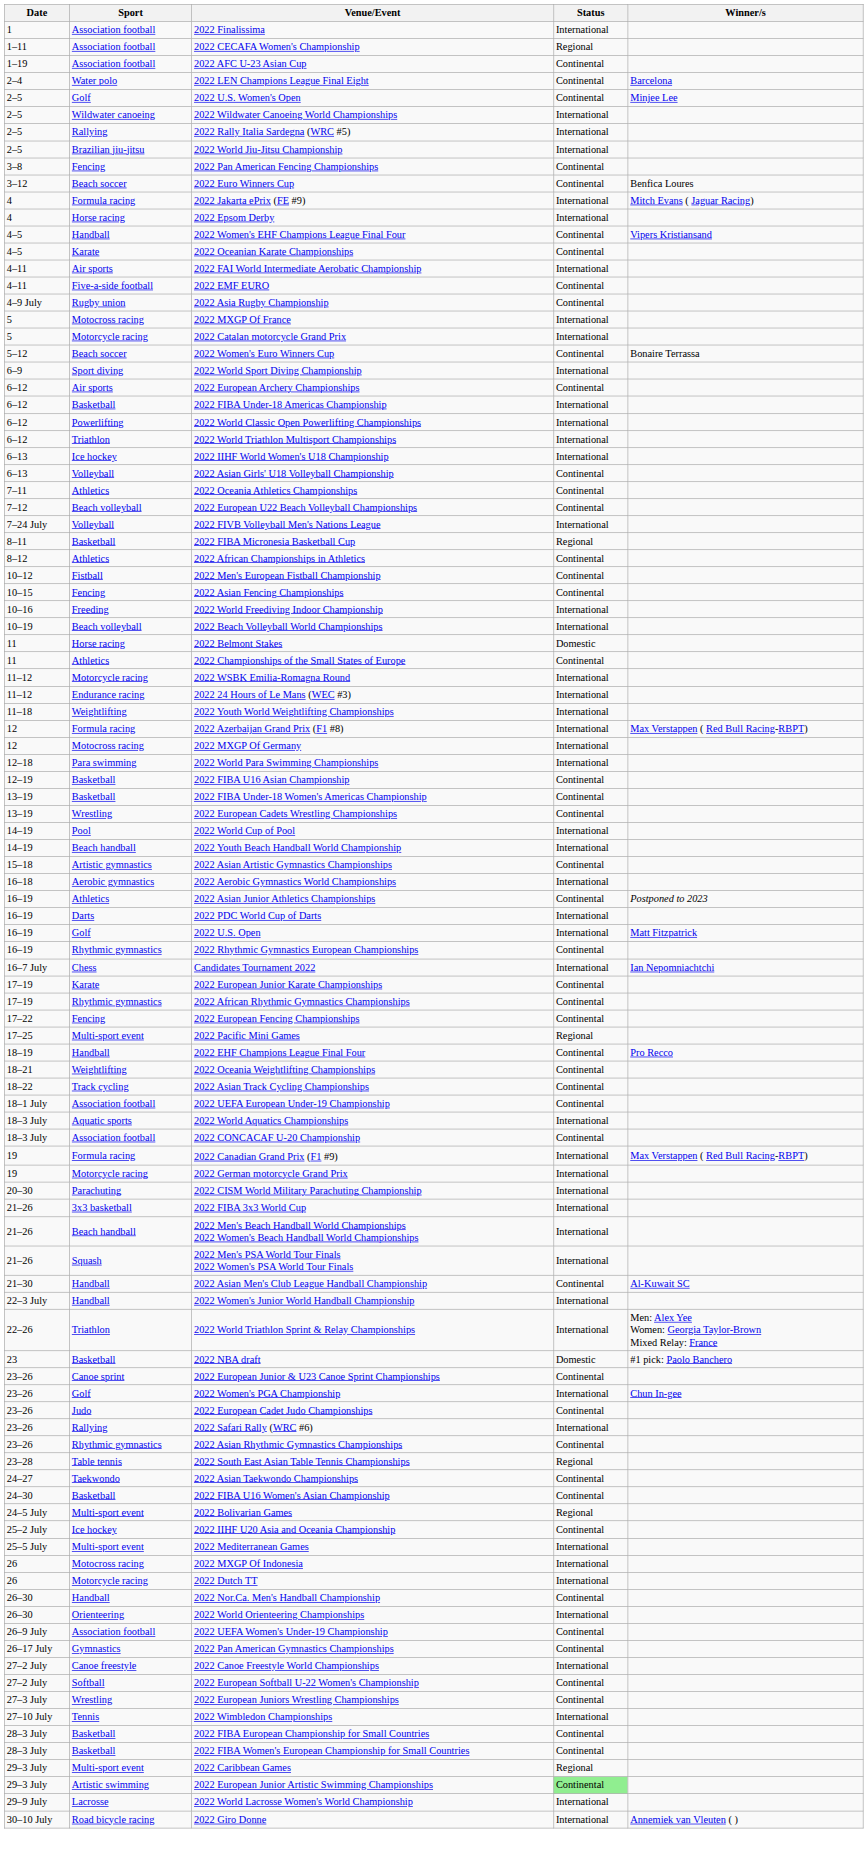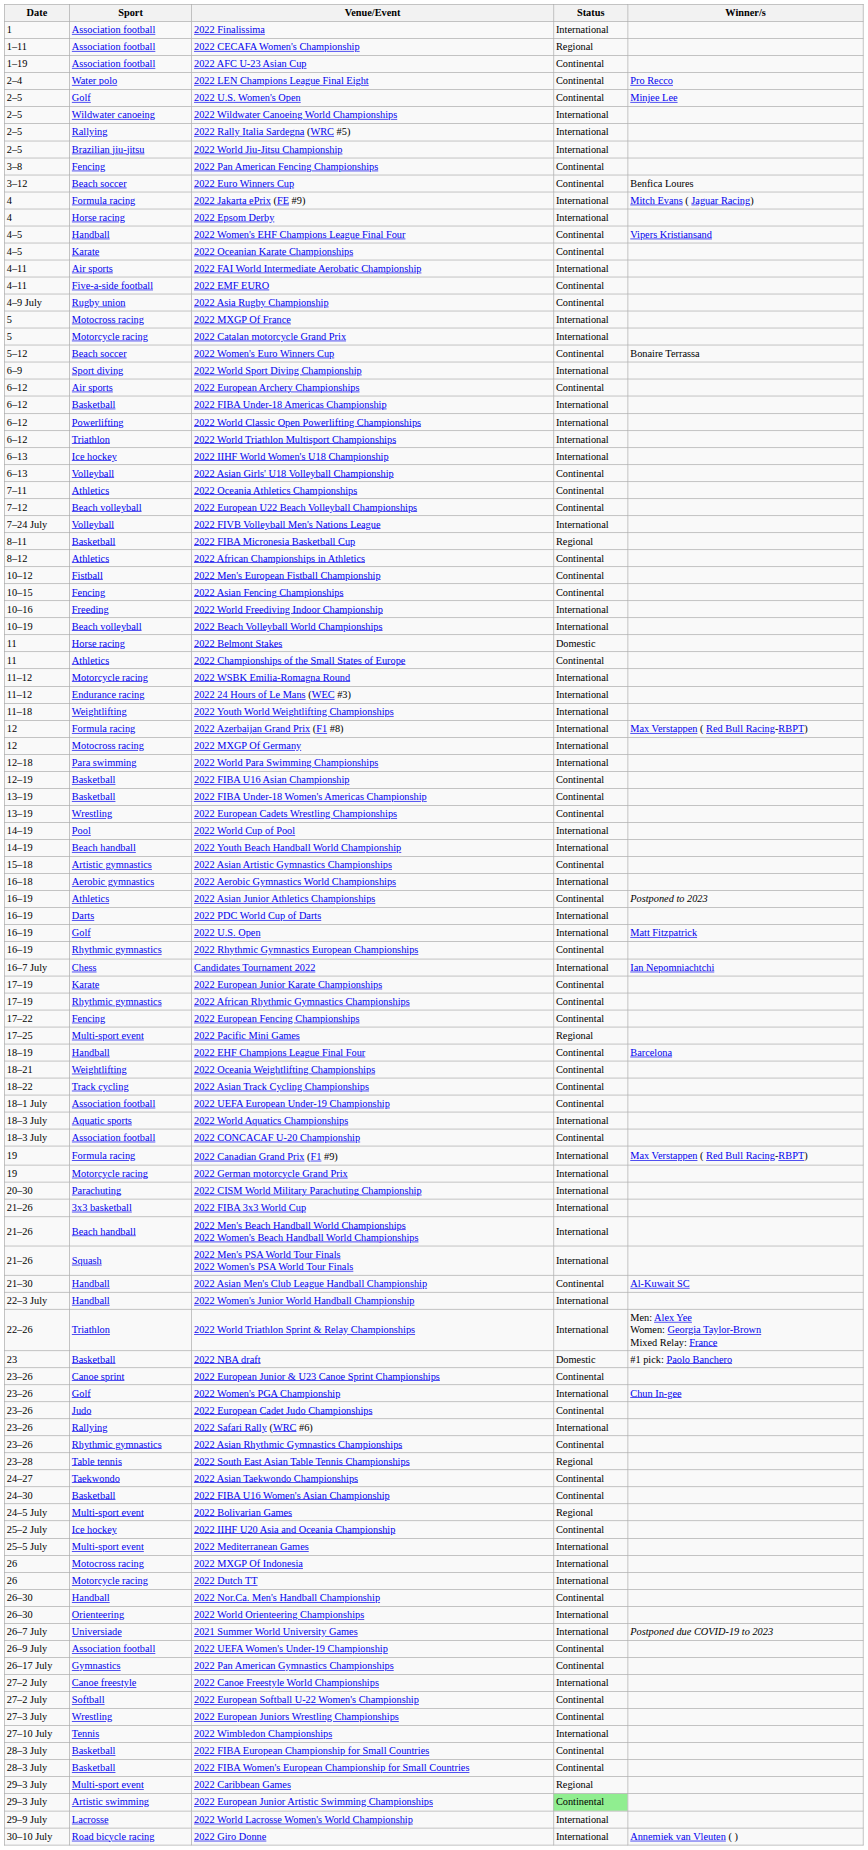(651, 81) Barcelona -> (652, 81) Pro Recco
(652, 1052) Pro Recco -> (651, 1052) Barcelona
+ row: (276, 1632)
